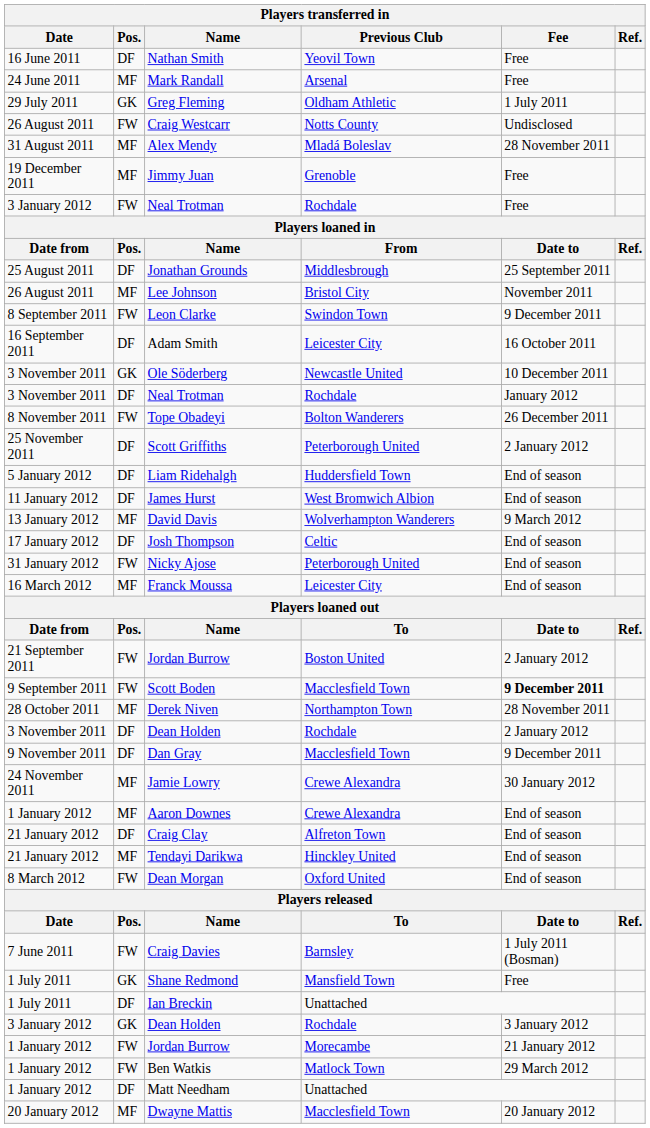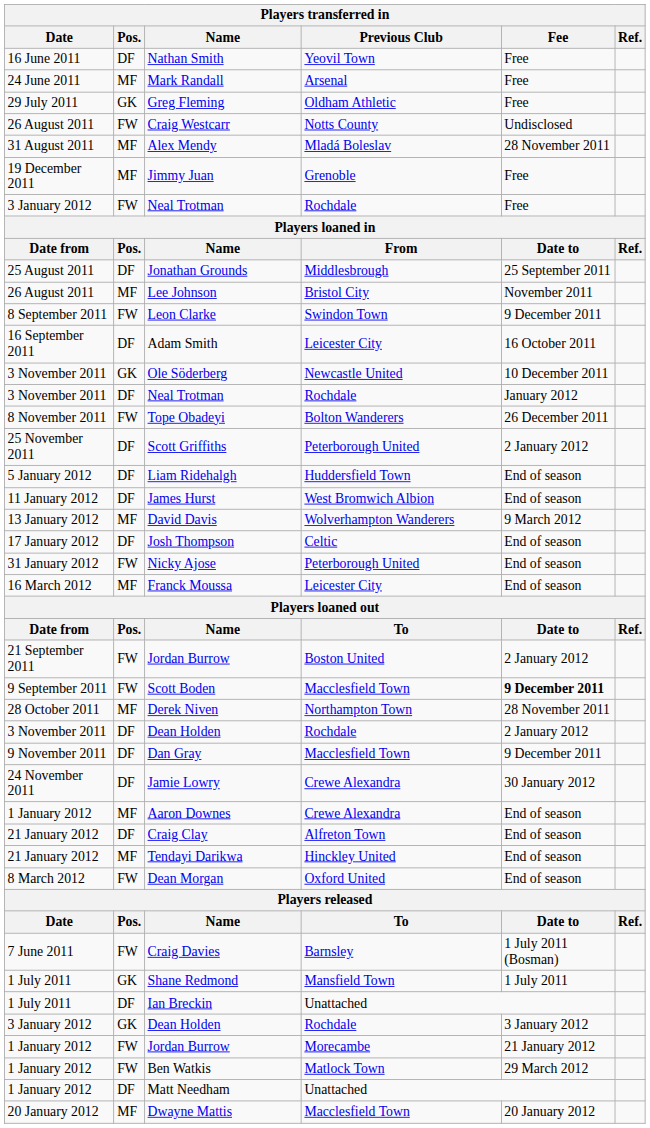(536, 102) 1 July 2011 -> (516, 102) Free
(127, 783) MF -> (126, 783) DF
(516, 981) Free -> (536, 981) 1 July 2011
